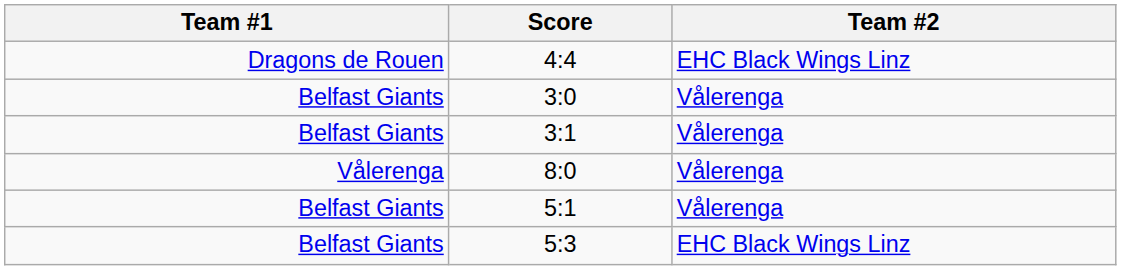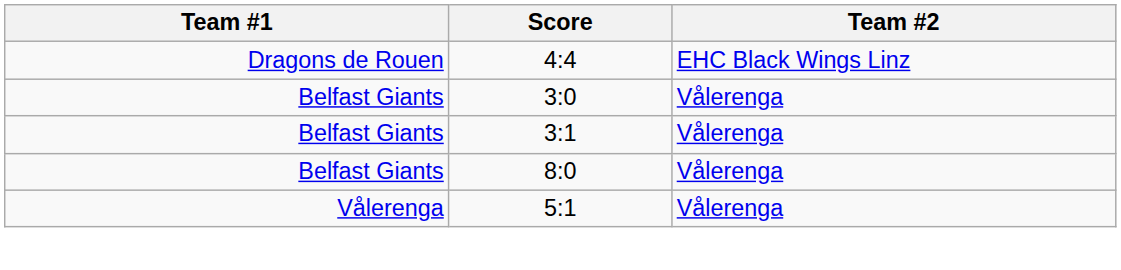(391, 171) Vålerenga -> (371, 171) Belfast Giants
(371, 208) Belfast Giants -> (391, 208) Vålerenga
- row: (560, 245)
